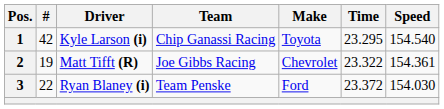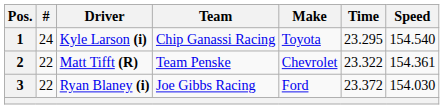(46, 39) 42 -> (46, 39) 24
(46, 62) 19 -> (46, 62) 22
(206, 62) Joe Gibbs Racing -> (193, 62) Team Penske
(193, 86) Team Penske -> (206, 86) Joe Gibbs Racing
